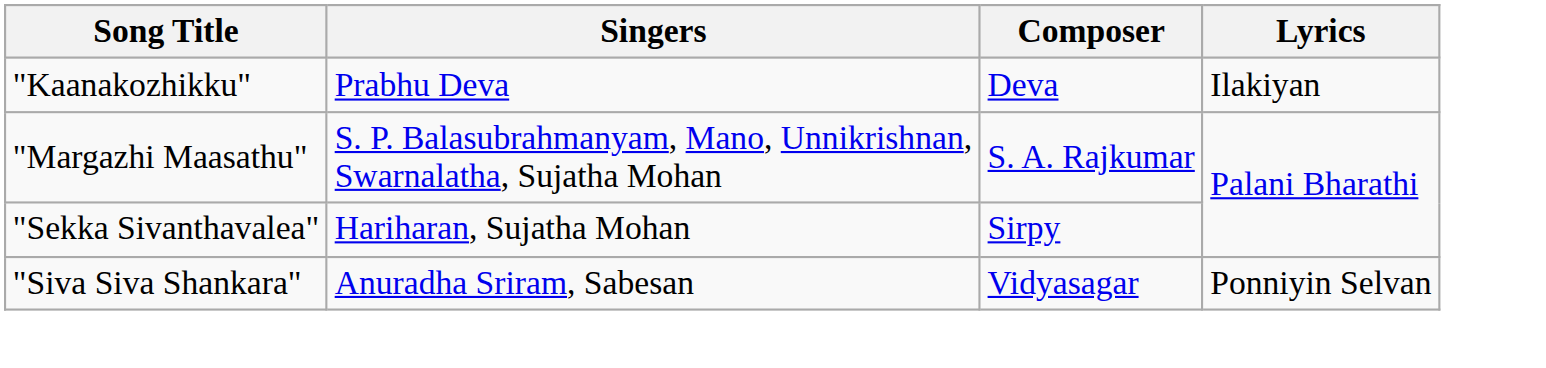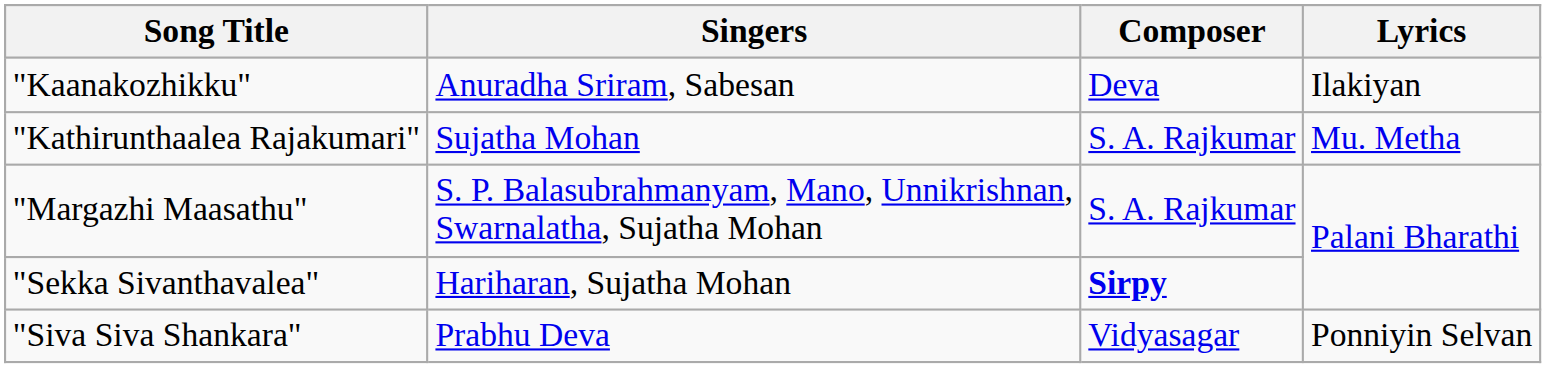(422, 84) Prabhu Deva -> (615, 84) Anuradha Sriram, Sabesan
+ row: (216, 137)
(1024, 228) normal -> (1128, 282) bold
(514, 282) Anuradha Sriram, Sabesan -> (523, 335) Prabhu Deva
